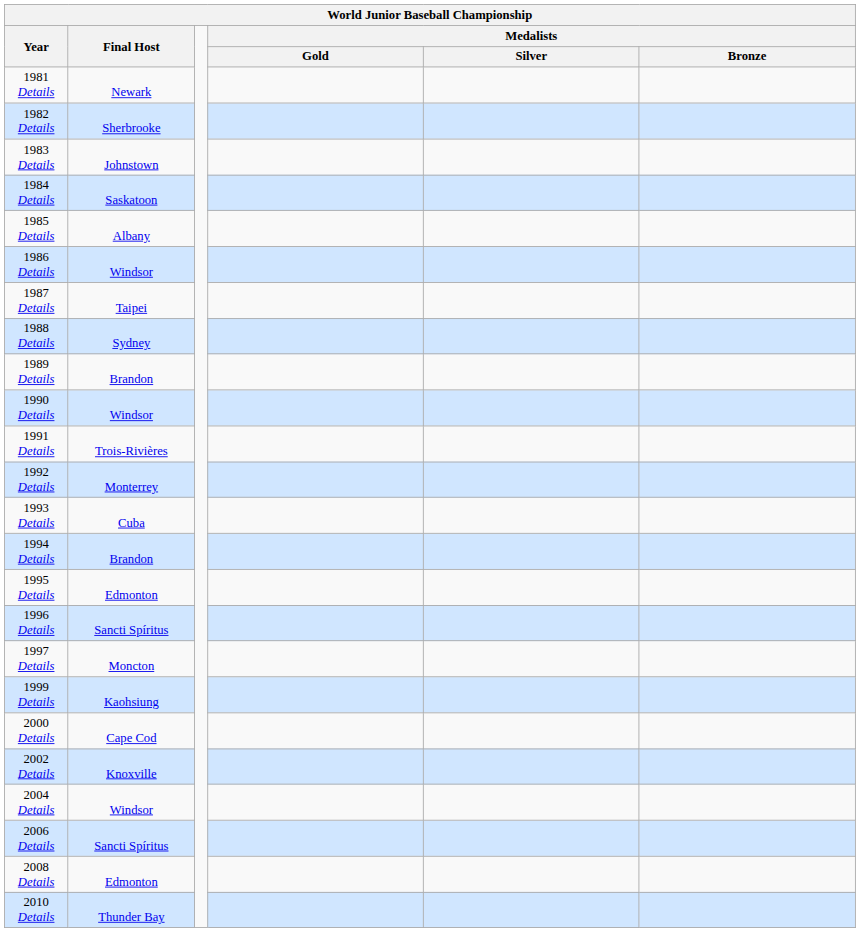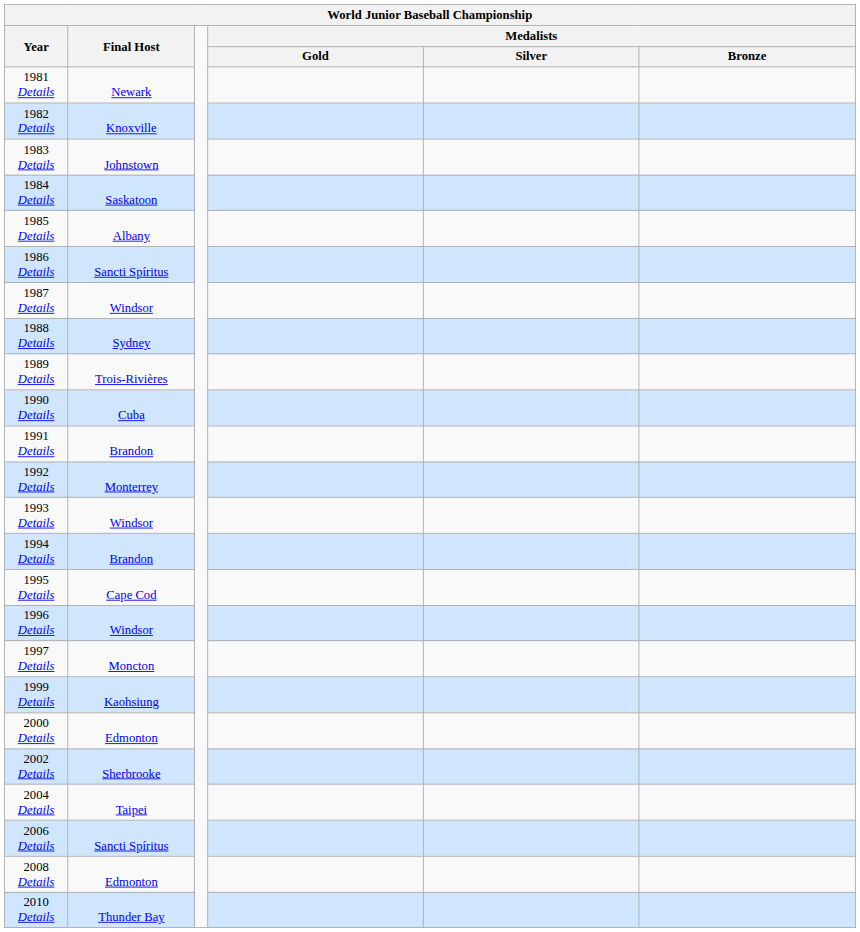(131, 128) Sherbrooke -> (131, 128) Knoxville
(131, 272) Windsor -> (131, 272) Sancti Spíritus
(131, 308) Taipei -> (131, 308) Windsor
(131, 379) Brandon -> (131, 379) Trois-Rivières
(131, 415) Windsor -> (131, 415) Cuba
(131, 451) Trois-Rivières -> (131, 451) Brandon
(131, 523) Cuba -> (131, 523) Windsor
(131, 595) Edmonton -> (131, 595) Cape Cod
(131, 630) Sancti Spíritus -> (131, 630) Windsor
(131, 738) Cape Cod -> (131, 738) Edmonton
(131, 774) Knoxville -> (131, 774) Sherbrooke
(131, 810) Windsor -> (131, 810) Taipei
